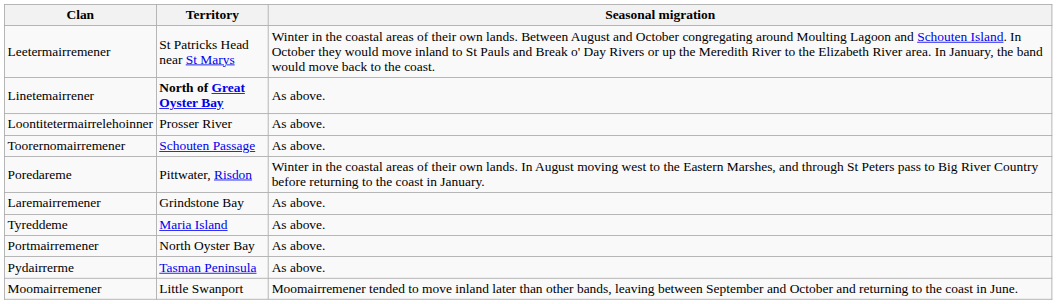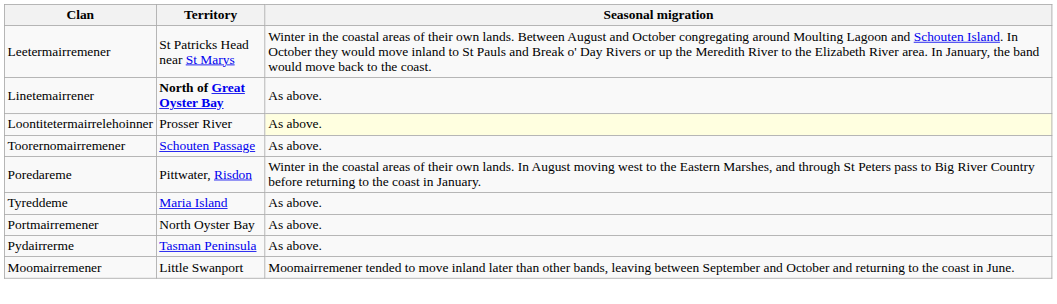(299, 124) no background -> (295, 124) lightyellow background
- row: (54, 203)
